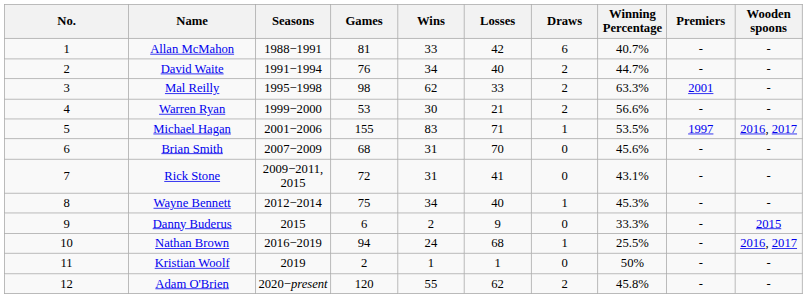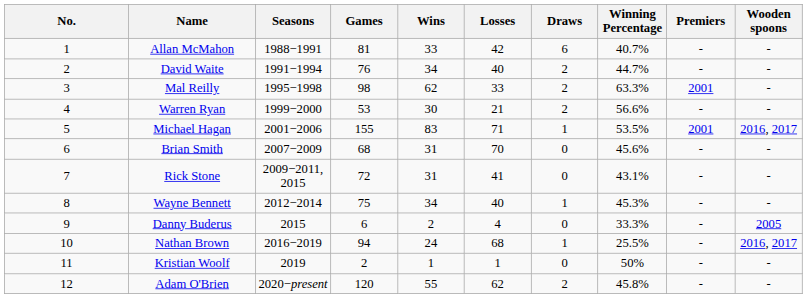(701, 128) 1997 -> (701, 128) 2001
(498, 223) 9 -> (498, 223) 4
(769, 223) 2015 -> (769, 223) 2005
